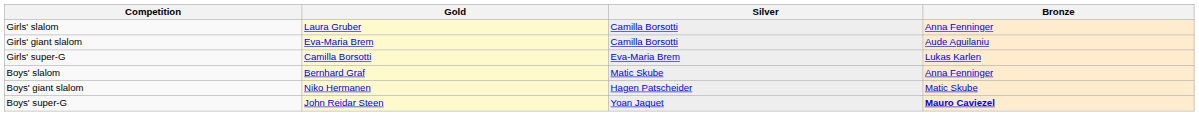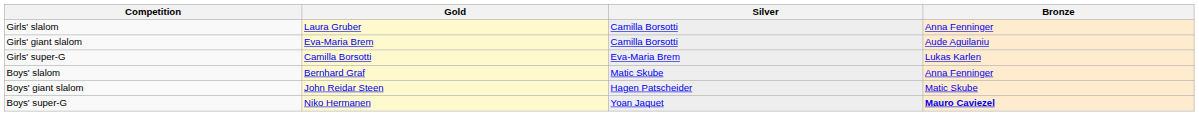(337, 88) Niko Hermanen -> (344, 88) John Reidar Steen
(344, 103) John Reidar Steen -> (337, 103) Niko Hermanen
